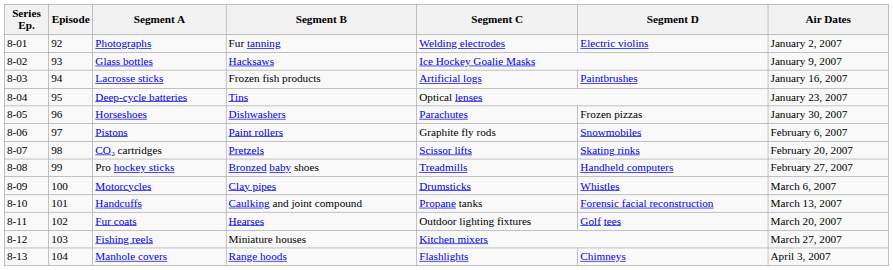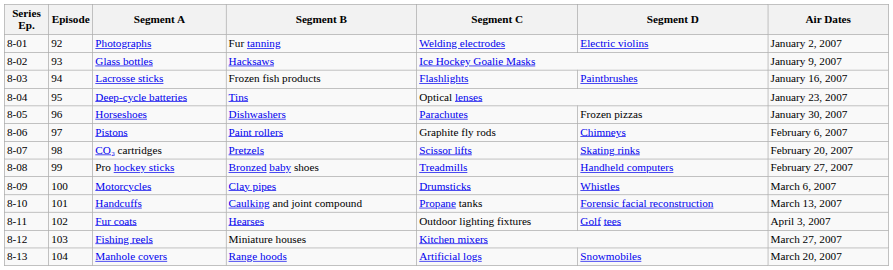(450, 79) Artificial logs -> (444, 79) Flashlights
(611, 132) Snowmobiles -> (603, 132) Chimneys
(806, 221) March 20, 2007 -> (801, 221) April 3, 2007
(444, 256) Flashlights -> (450, 256) Artificial logs
(603, 256) Chimneys -> (611, 256) Snowmobiles
(801, 256) April 3, 2007 -> (806, 256) March 20, 2007
